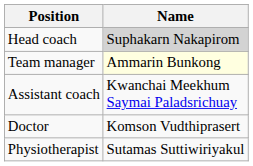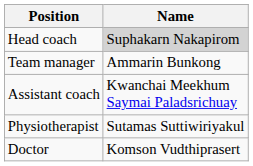(164, 62) lightyellow background -> (164, 62) no background
rows swapped: (28, 126) <-> (53, 149)
